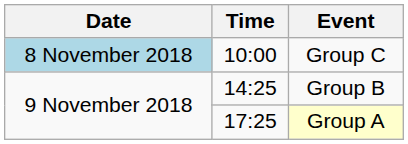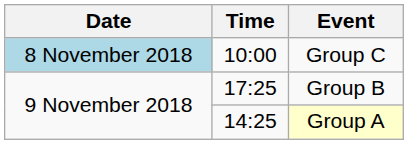(250, 88) 14:25 -> (250, 88) 17:25
(250, 121) 17:25 -> (250, 121) 14:25
